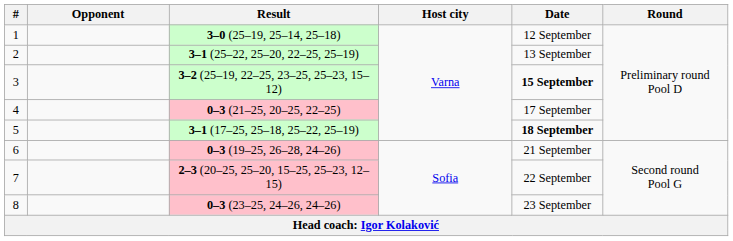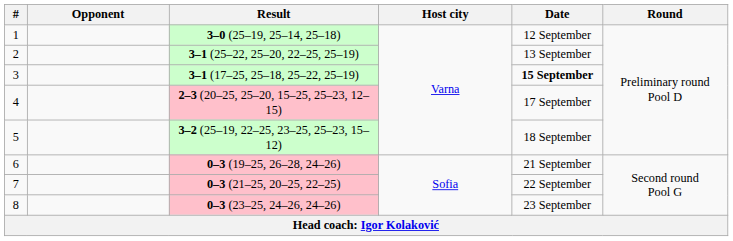(274, 82) 3–2 (25–19, 22–25, 23–25, 25–23, 15–12) -> (274, 75) 3–1 (17–25, 25–18, 25–22, 25–19)
(274, 110) 0–3 (21–25, 20–25, 22–25) -> (274, 102) 2–3 (20–25, 25–20, 15–25, 25–23, 12–15)
(274, 130) 3–1 (17–25, 25–18, 25–22, 25–19) -> (274, 137) 3–2 (25–19, 22–25, 23–25, 25–23, 15–12)
(557, 130) bold -> (557, 137) normal
(274, 177) 2–3 (20–25, 25–20, 15–25, 25–23, 12–15) -> (274, 185) 0–3 (21–25, 20–25, 22–25)
